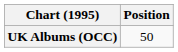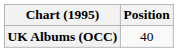(147, 36) 50 -> (147, 36) 40
